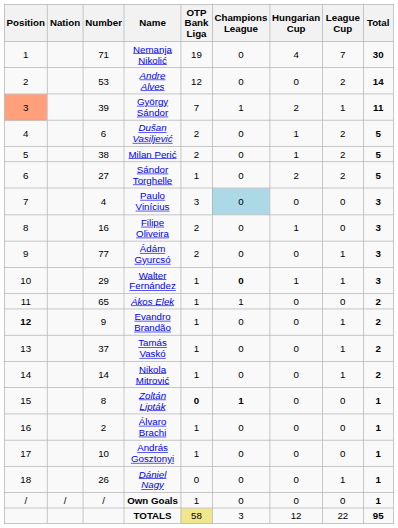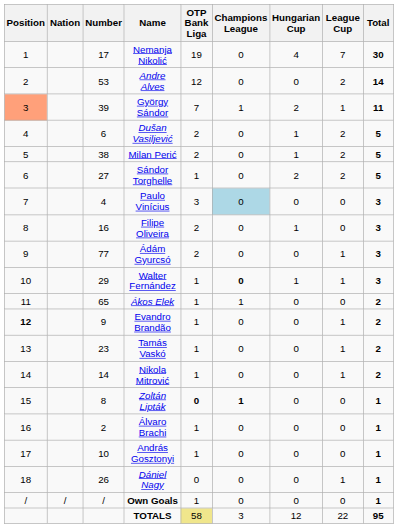(104, 55) 71 -> (104, 55) 17
(104, 348) 37 -> (104, 348) 23
